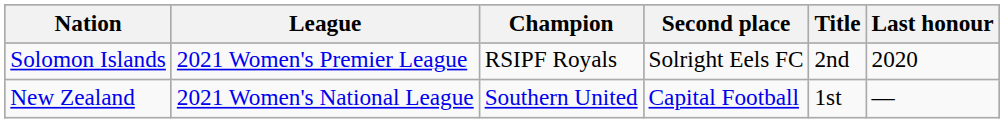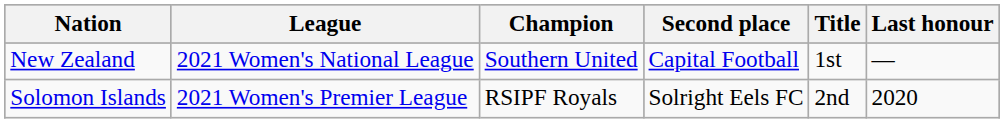rows swapped: (73, 98) <-> (88, 60)
